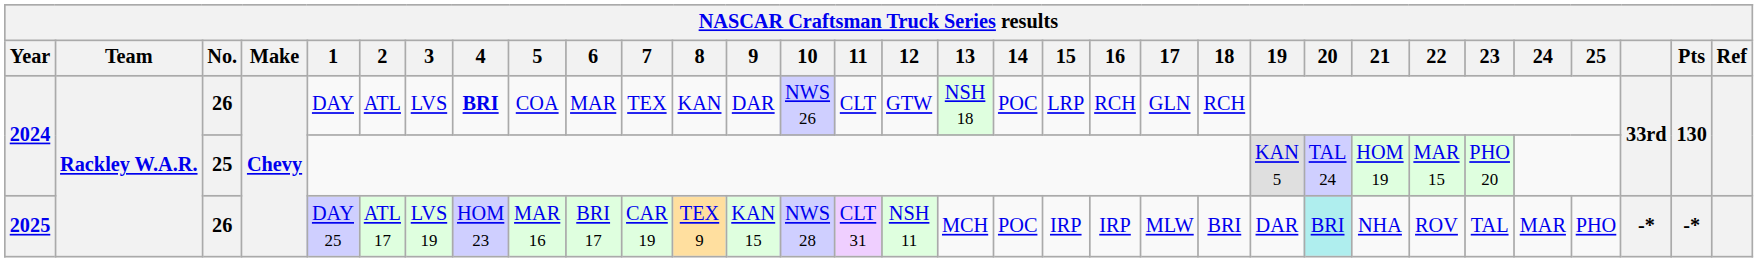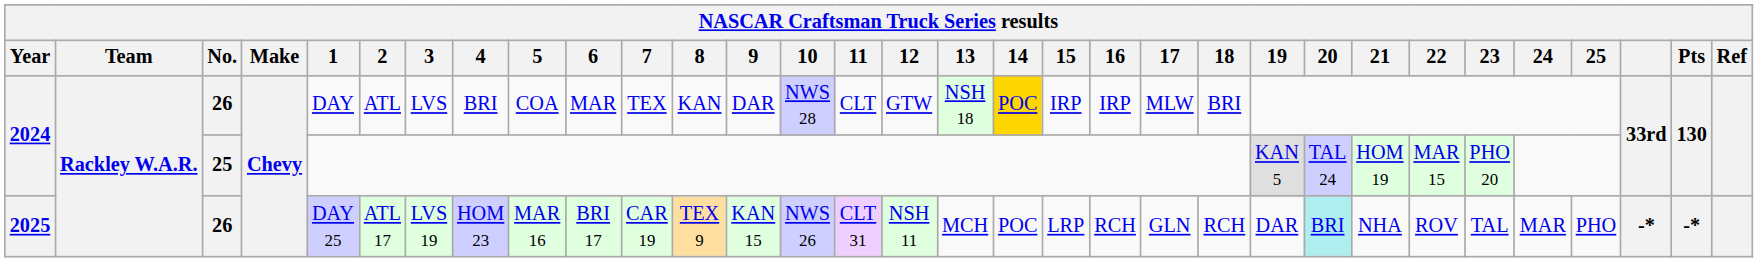(481, 104) bold -> (481, 104) normal
(808, 104) NWS 26 -> (808, 104) NWS 28
(1018, 104) no background -> (1018, 104) gold background
(1066, 104) LRP -> (1066, 104) IRP
(1115, 104) RCH -> (1115, 104) IRP
(1170, 104) GLN -> (1170, 104) MLW
(1224, 104) RCH -> (1224, 104) BRI
(808, 225) NWS 28 -> (808, 225) NWS 26
(1066, 225) IRP -> (1066, 225) LRP
(1115, 225) IRP -> (1115, 225) RCH
(1170, 225) MLW -> (1170, 225) GLN
(1224, 225) BRI -> (1224, 225) RCH
